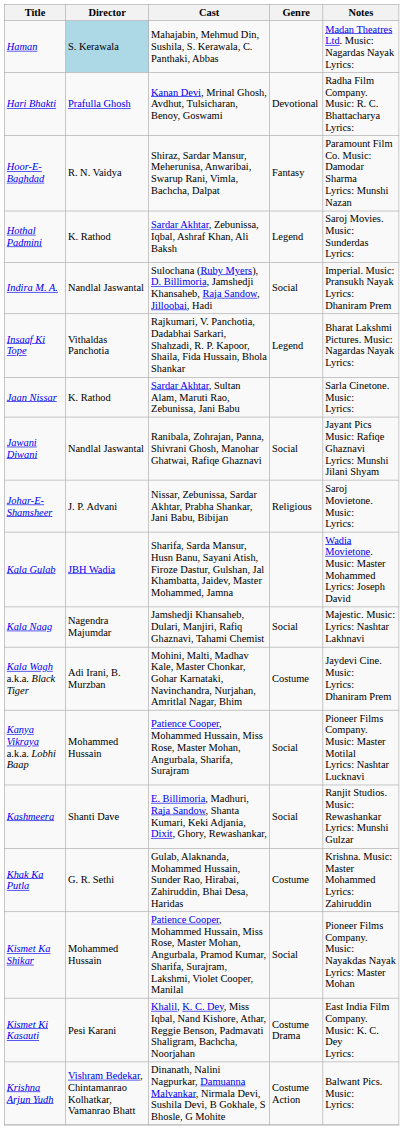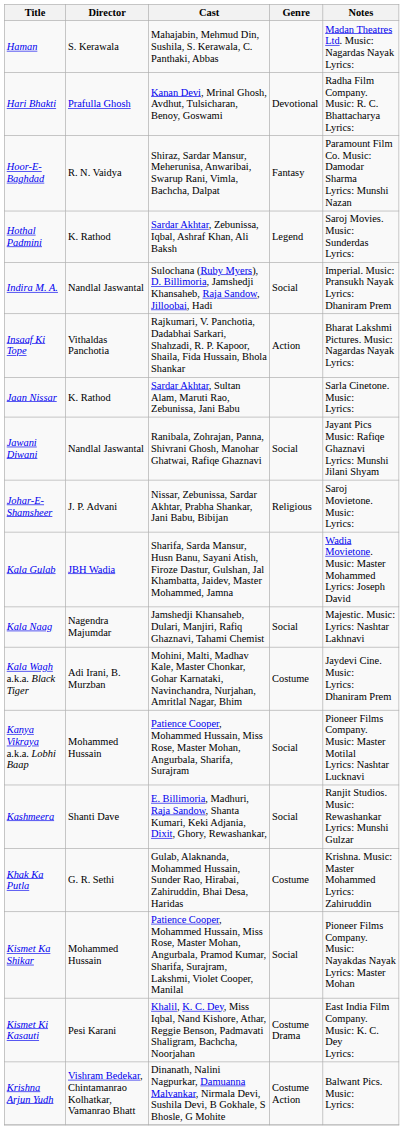(93, 46) lightblue background -> (93, 46) no background
(288, 345) Legend -> (286, 345) Action
